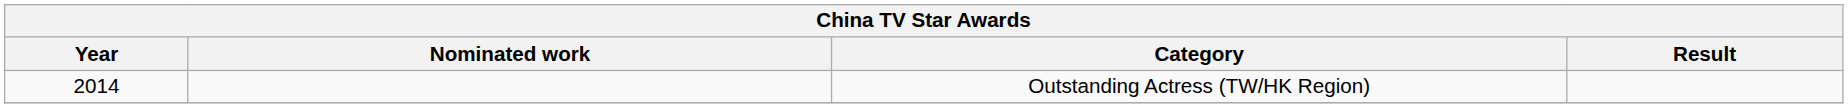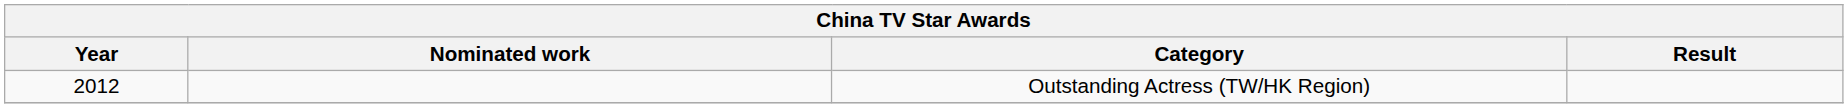(97, 86) 2014 -> (97, 86) 2012
